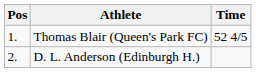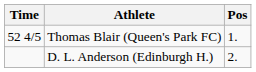columns swapped: (17, 15) <-> (231, 15)
